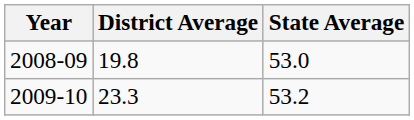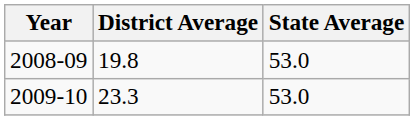(289, 96) 53.2 -> (289, 96) 53.0
